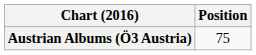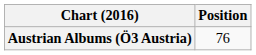(223, 38) 75 -> (223, 38) 76
